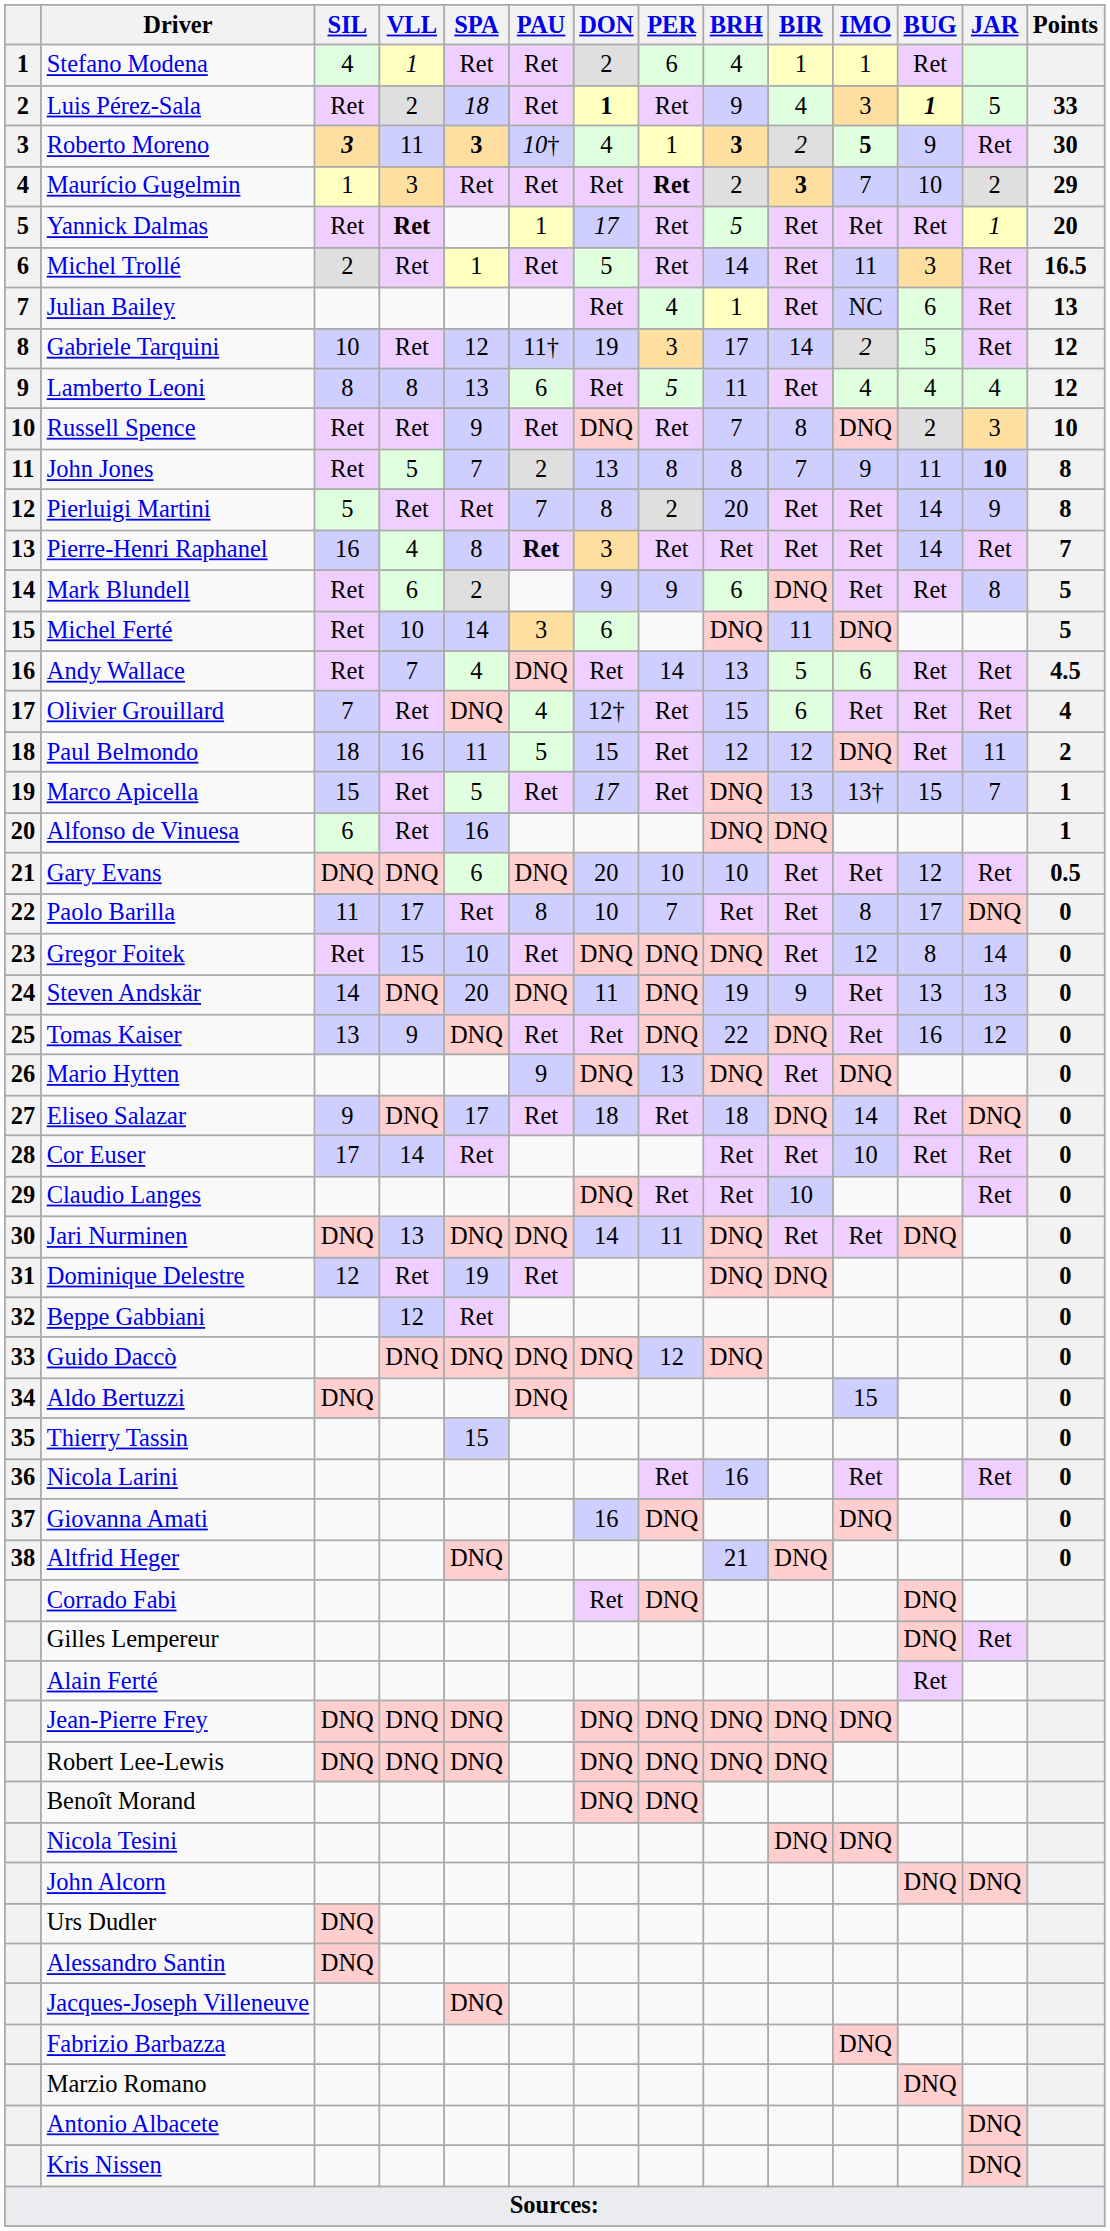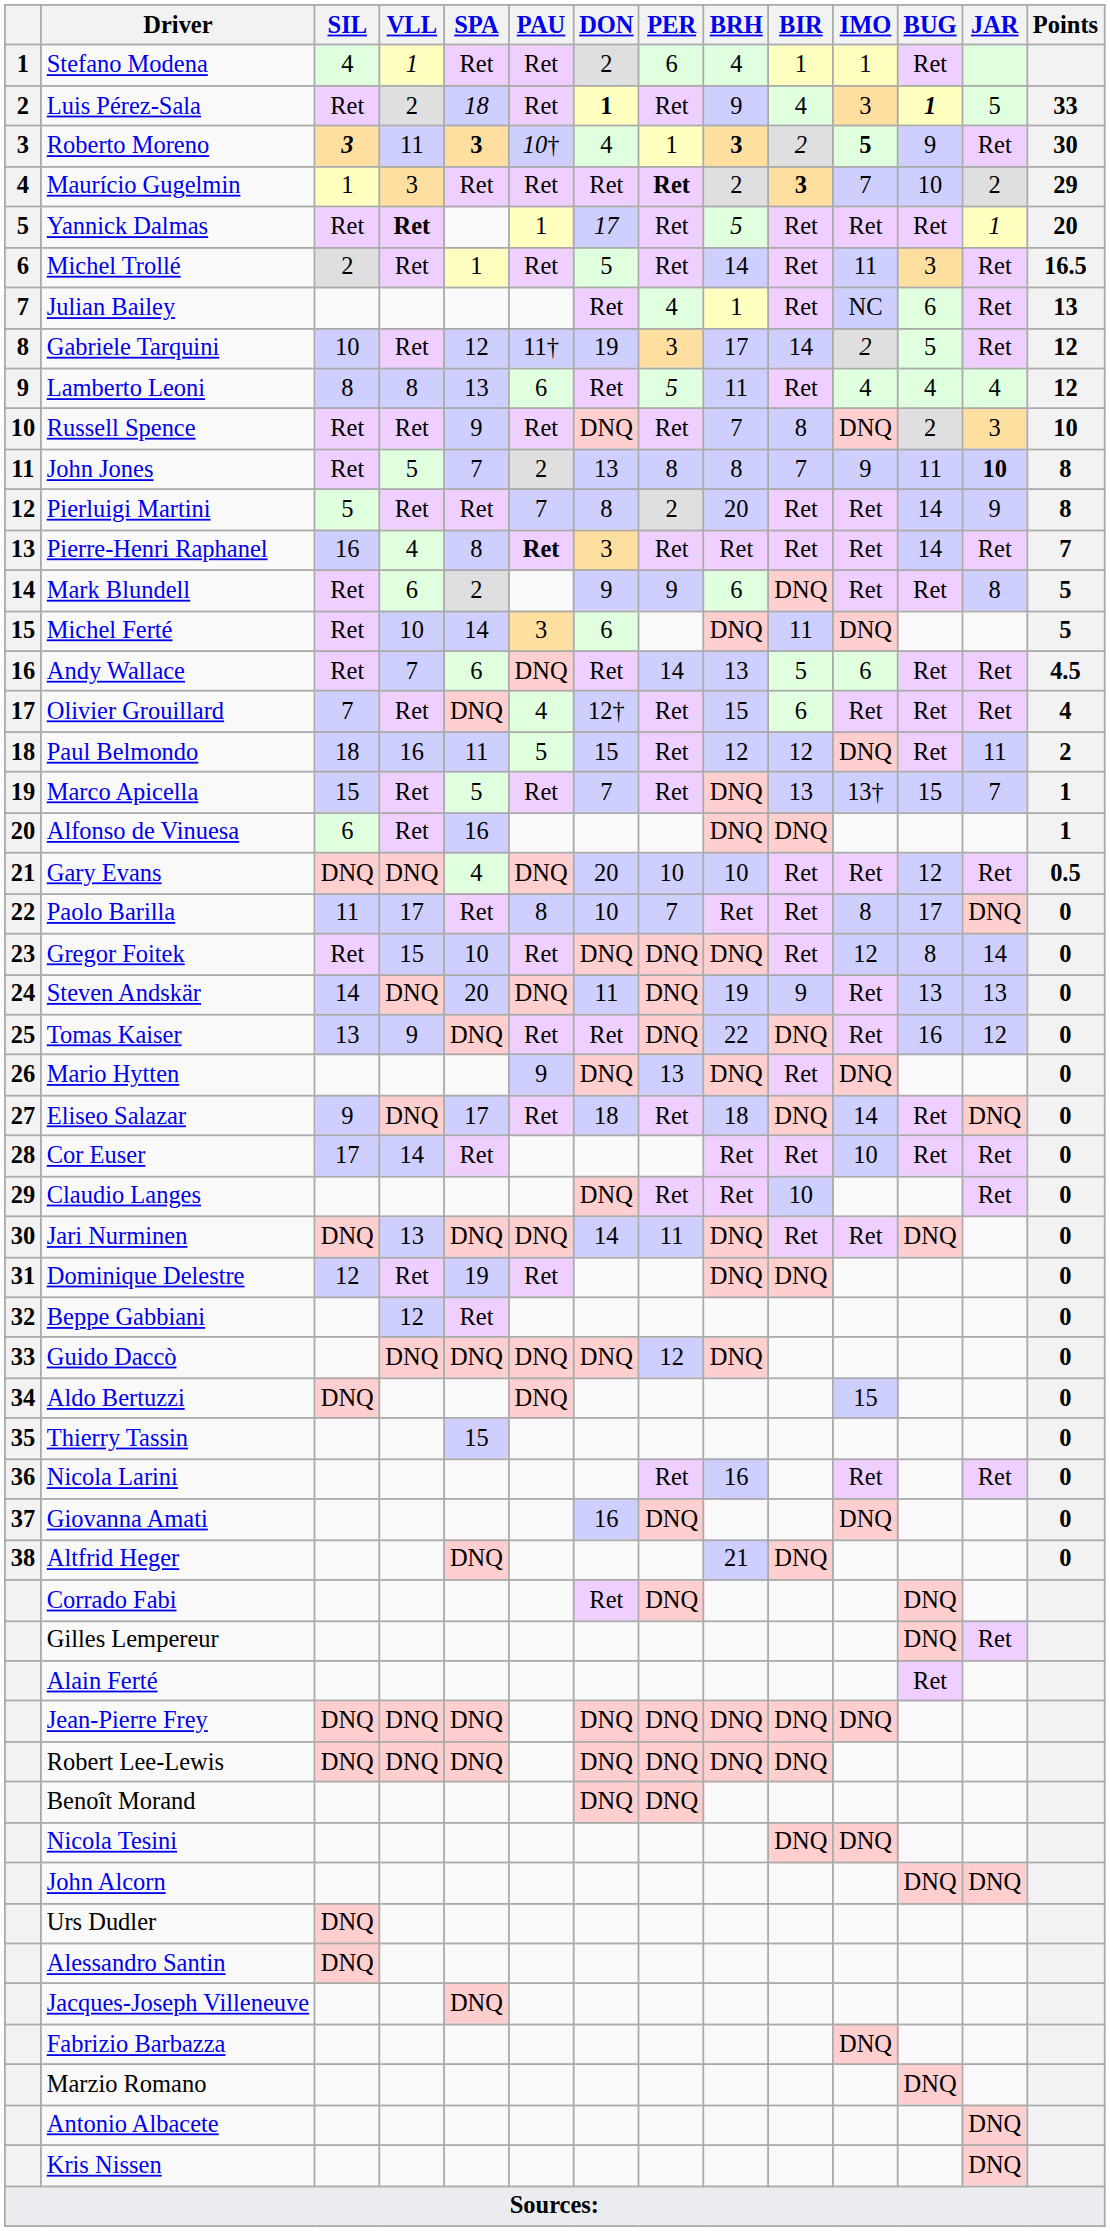(476, 670) 4 -> (476, 670) 6
(606, 791) 17 -> (606, 791) 7
(476, 872) 6 -> (476, 872) 4
